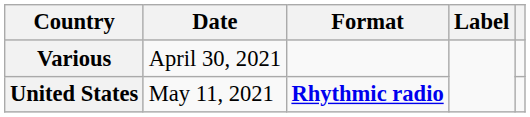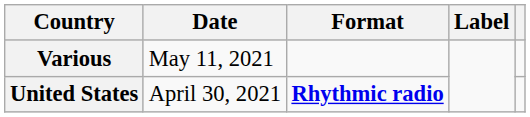(215, 58) April 30, 2021 -> (211, 58) May 11, 2021
(211, 93) May 11, 2021 -> (215, 93) April 30, 2021
